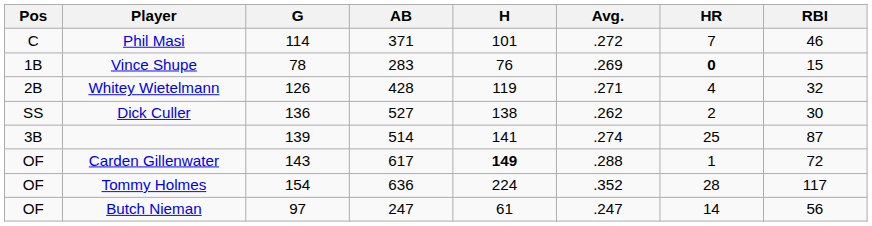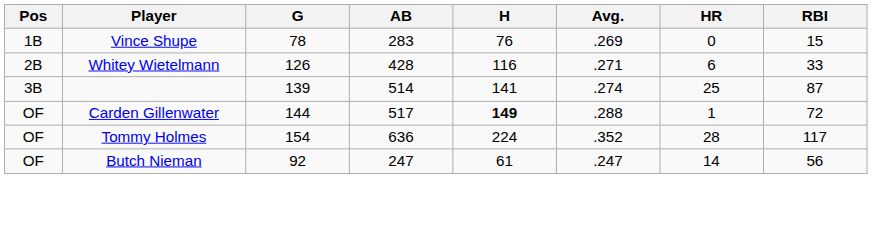- row: (154, 40)
(711, 64) bold -> (711, 40) normal
(504, 88) 119 -> (504, 64) 116
(711, 88) 4 -> (711, 64) 6
(815, 88) 32 -> (815, 64) 33
- row: (154, 112)
(298, 161) 143 -> (298, 112) 144
(401, 161) 617 -> (401, 112) 517
(298, 209) 97 -> (298, 161) 92
